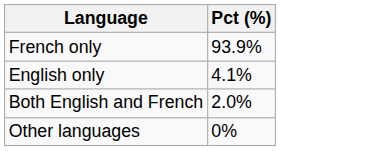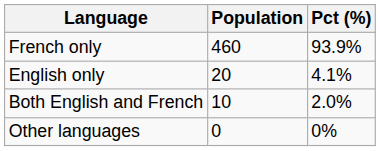+ column: (257, 18)
